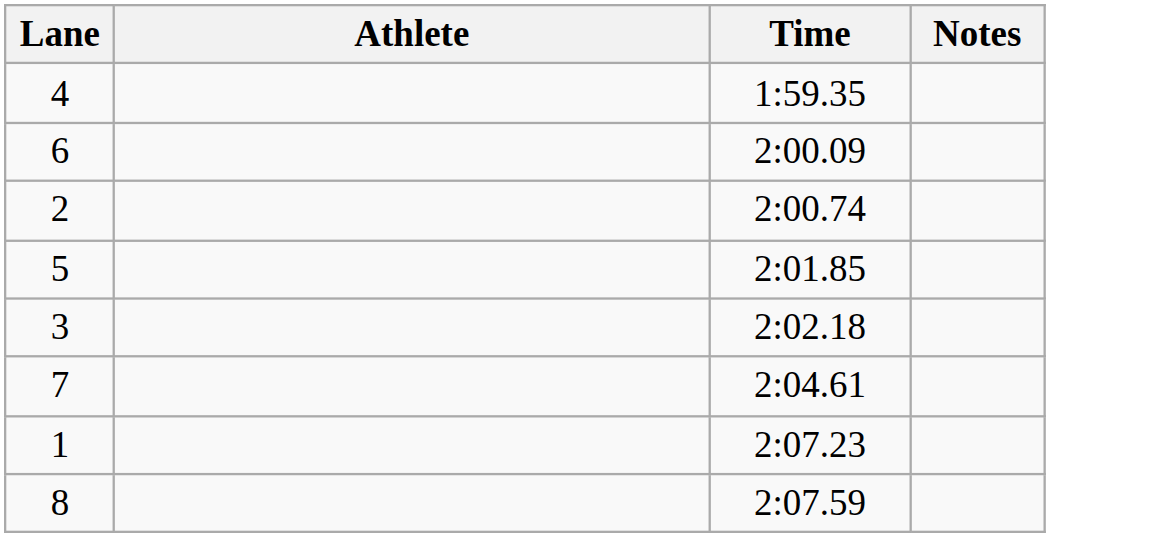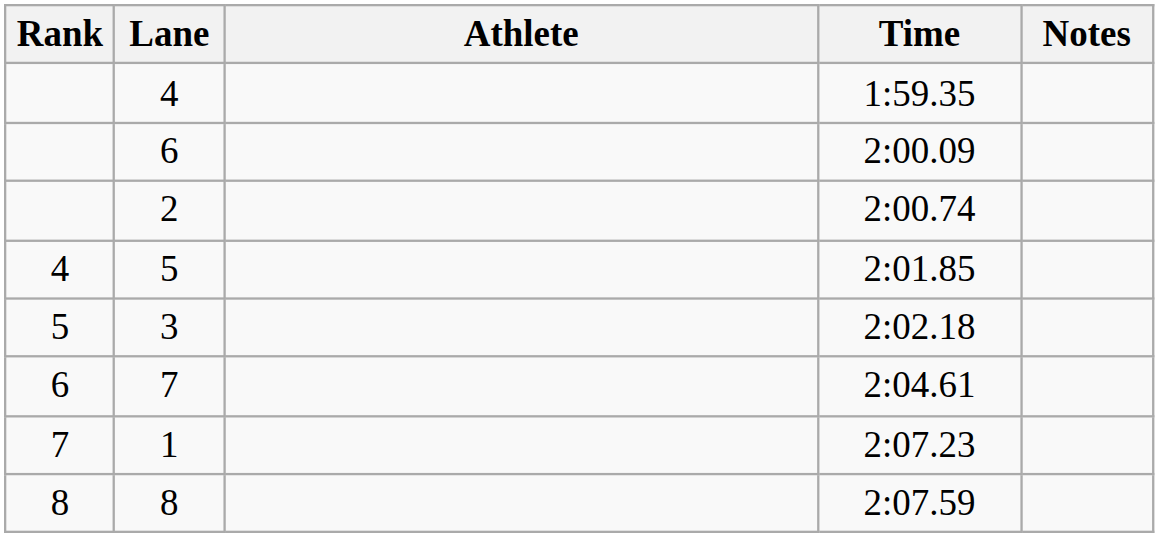+ column: (60, 33)
